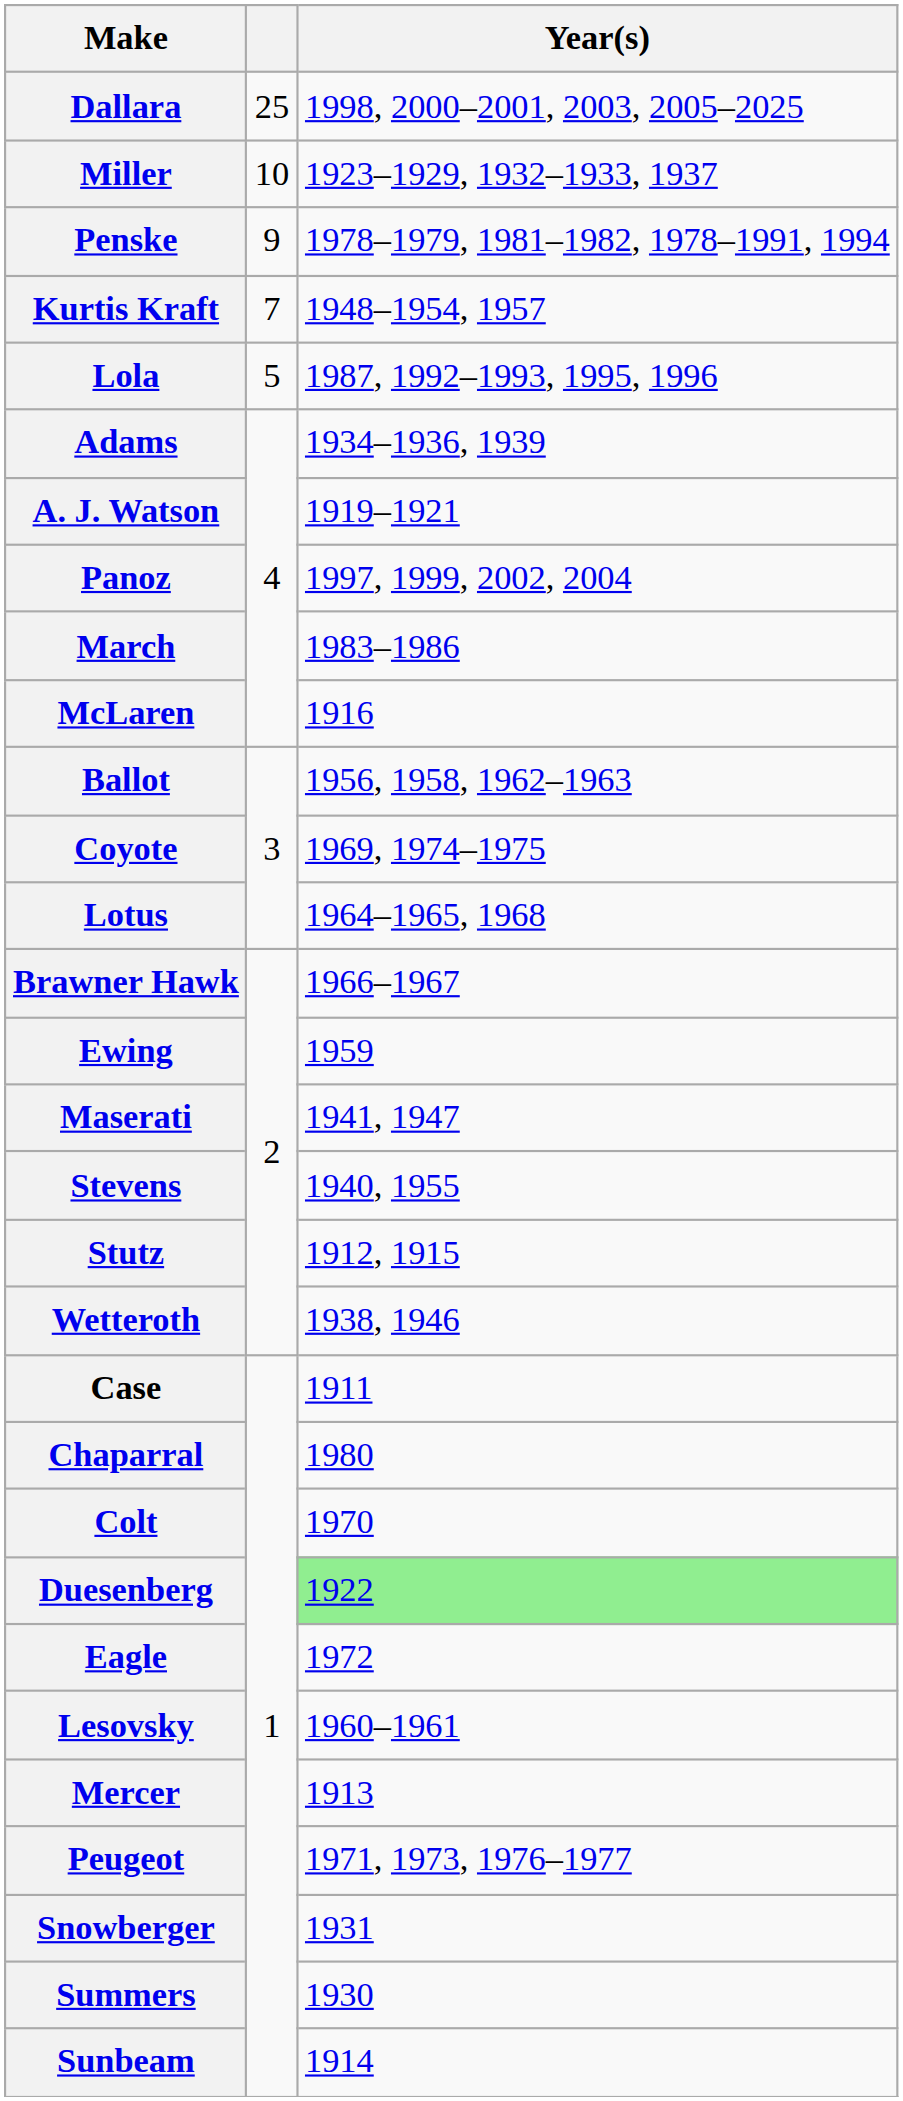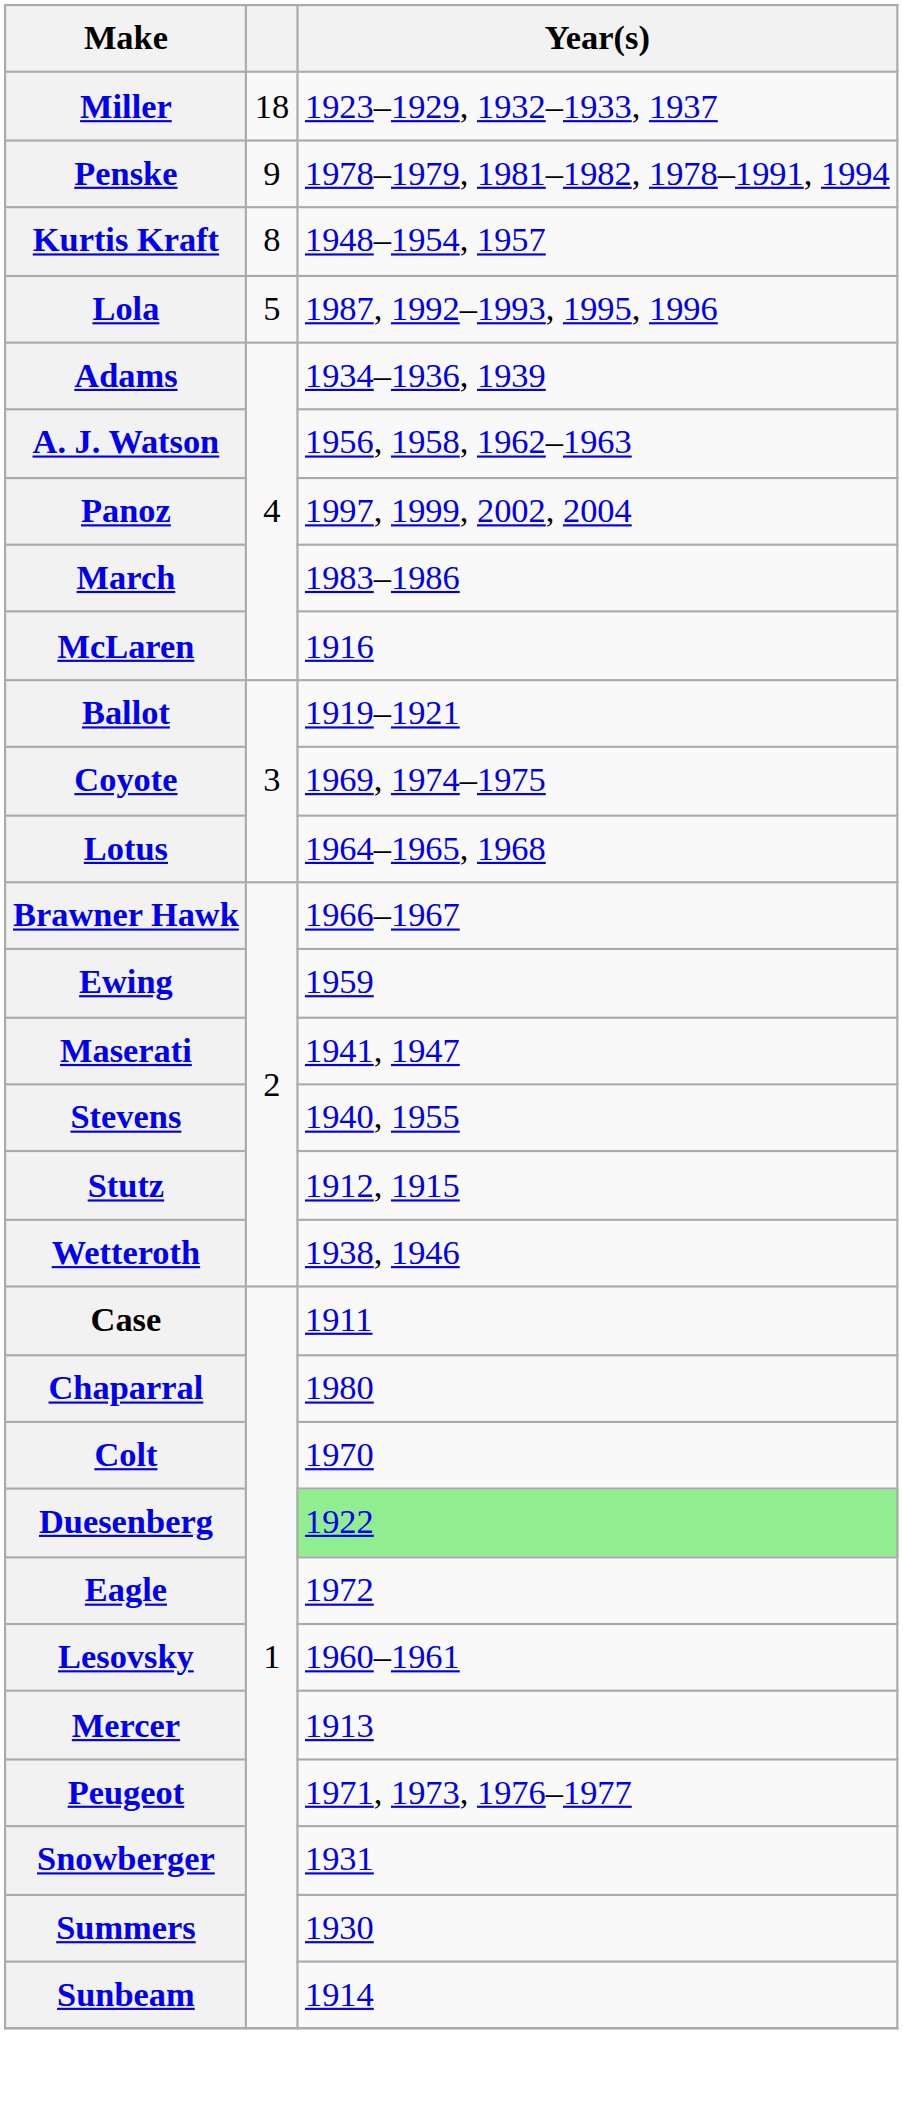- row: (126, 105)
(272, 173) 10 -> (272, 105) 18
(272, 308) 7 -> (272, 240) 8
(382, 510) 1919–1921 -> (468, 442) 1956, 1958, 1962–1963
(468, 780) 1956, 1958, 1962–1963 -> (382, 712) 1919–1921
